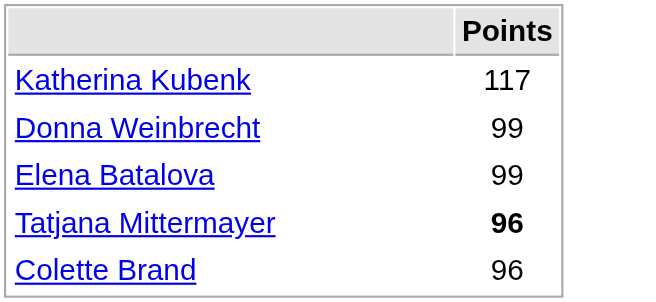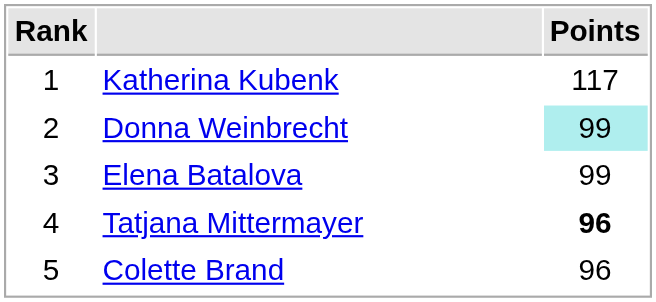+ column: (51, 31)
(507, 128) no background -> (595, 128) paleturquoise background
